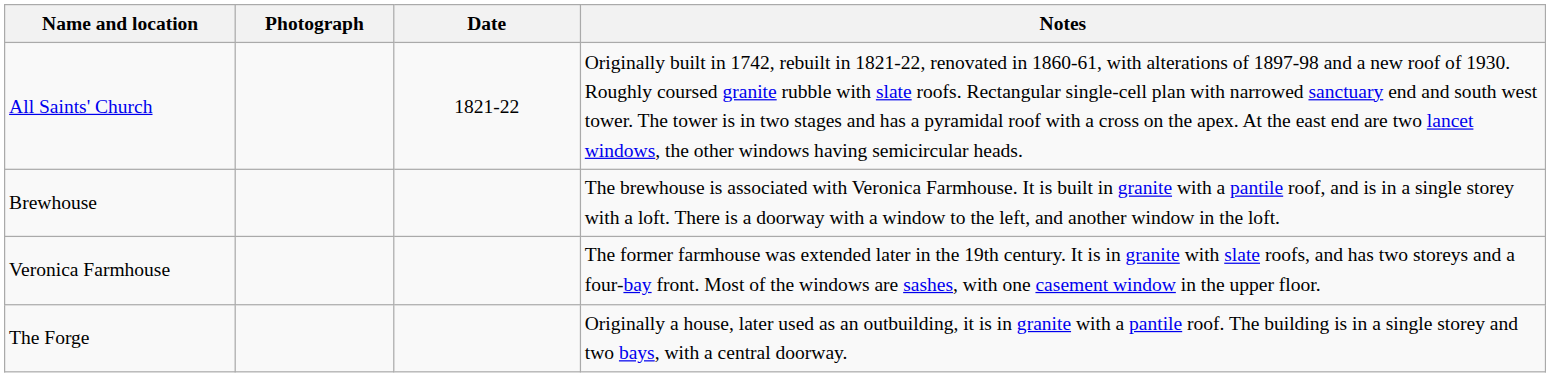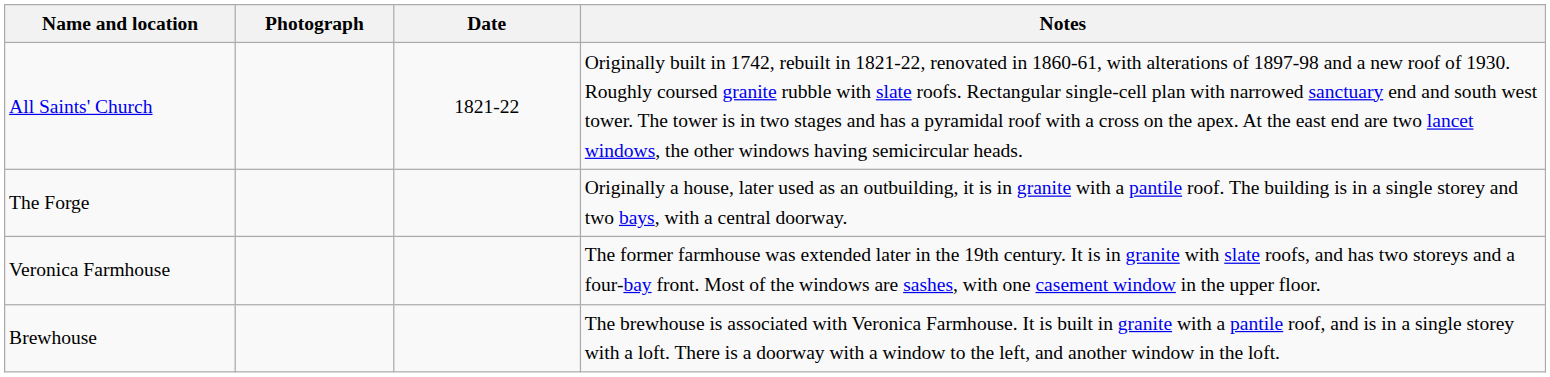rows swapped: (49, 337) <-> (53, 202)
